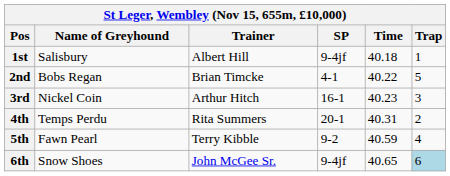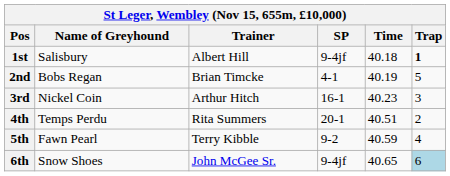(418, 56) normal -> (418, 56) bold
(383, 77) 40.22 -> (383, 77) 40.19
(383, 118) 40.31 -> (383, 118) 40.51
